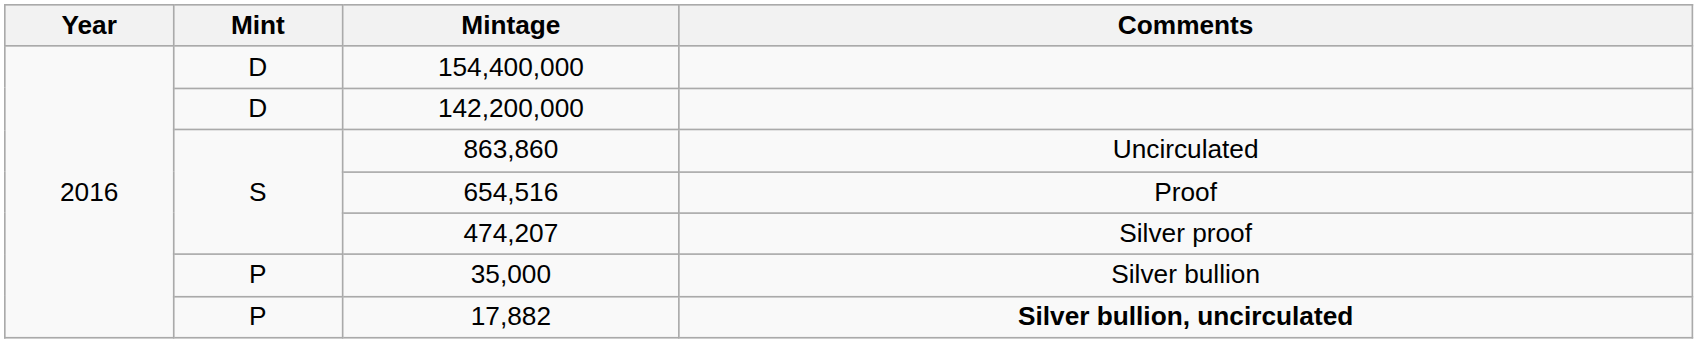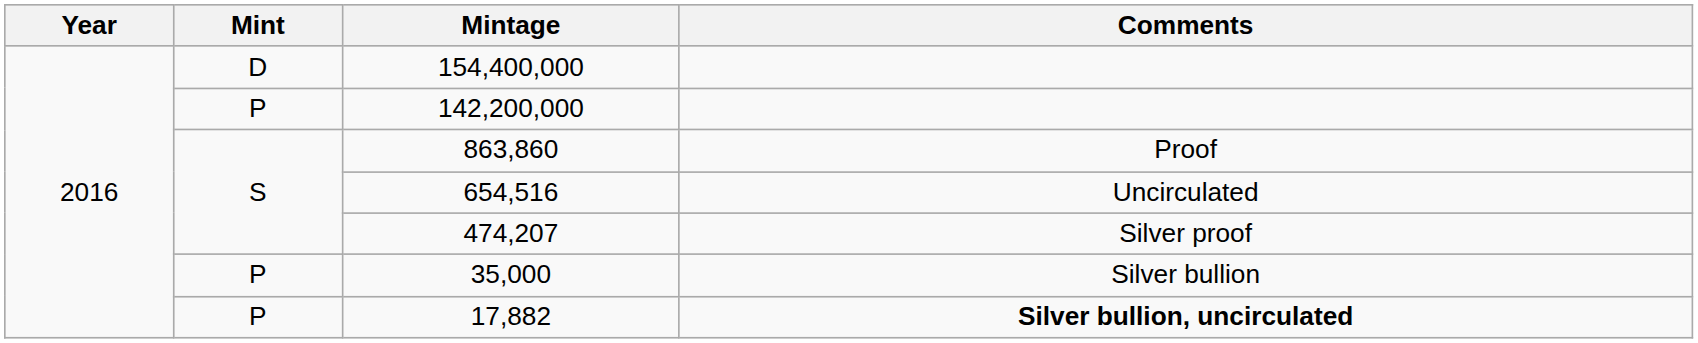(258, 108) D -> (258, 108) P
(1186, 150) Uncirculated -> (1186, 150) Proof
(1186, 191) Proof -> (1186, 191) Uncirculated
